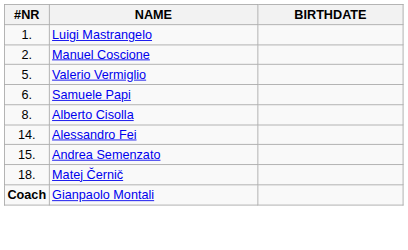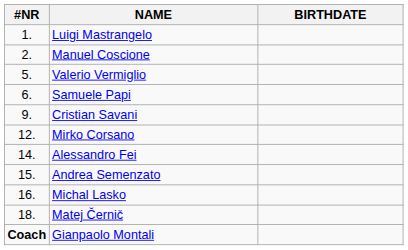- row: (93, 115)
+ row: (95, 115)
+ row: (93, 135)
+ row: (89, 195)
